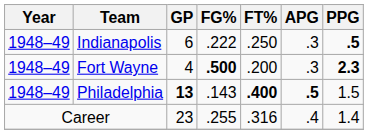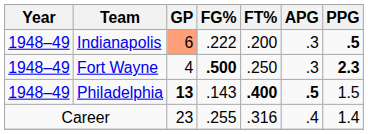(189, 42) no background -> (189, 42) lightsalmon background
(262, 42) .250 -> (262, 42) .200
(262, 67) .200 -> (262, 67) .250
